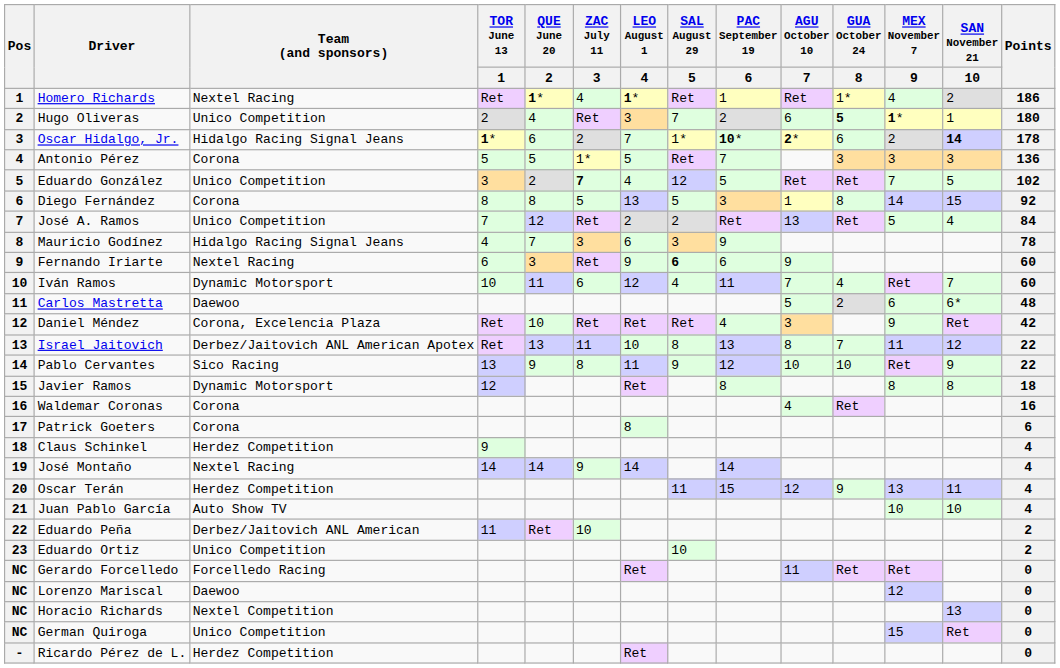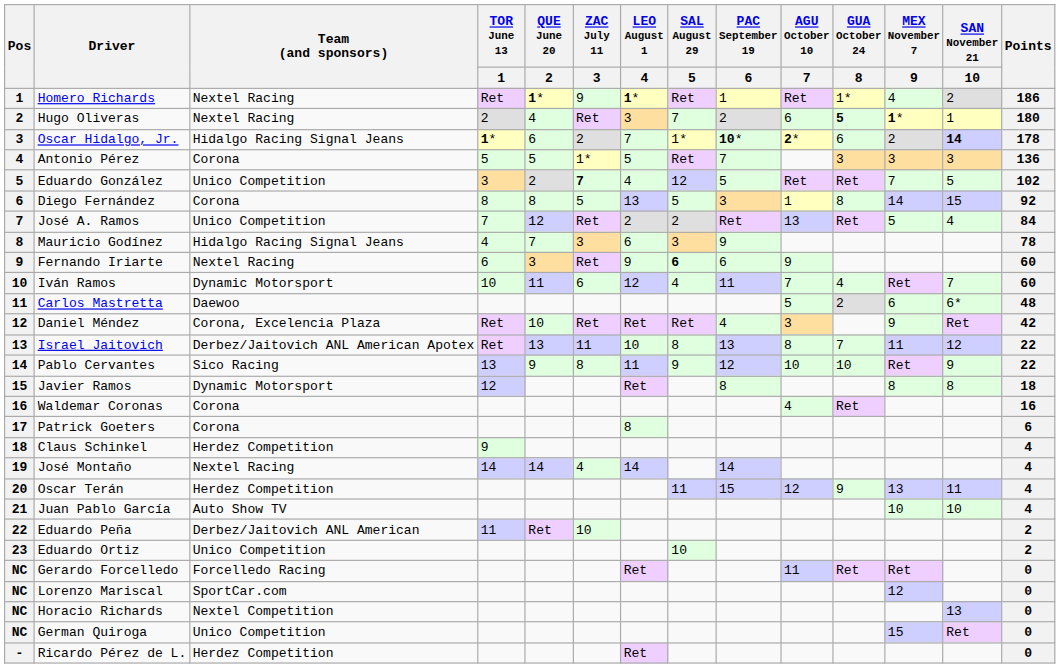(580, 98) 4 -> (580, 98) 9
(259, 119) Unico Competition -> (244, 119) Nextel Racing
(580, 468) 9 -> (580, 468) 4
(216, 591) Daewoo -> (240, 591) SportCar.com
